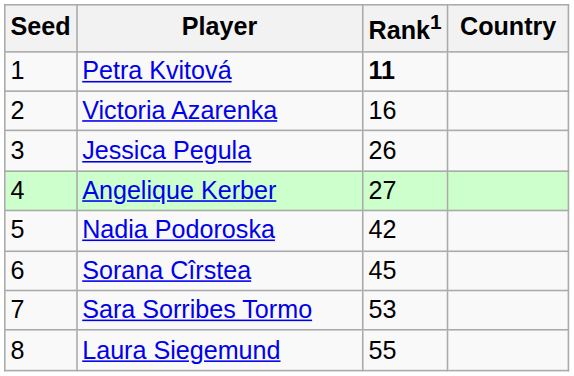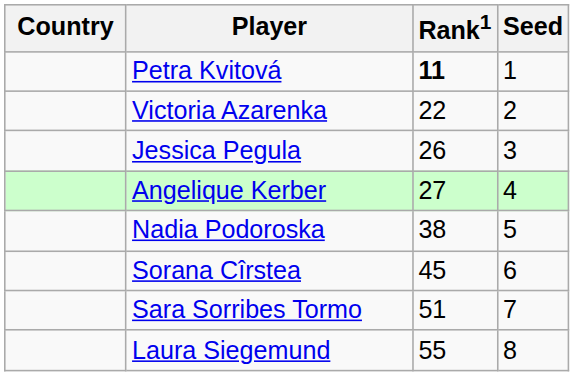columns swapped: (508, 27) <-> (41, 27)
(383, 110) 16 -> (432, 110) 22
(383, 230) 42 -> (432, 230) 38
(383, 310) 53 -> (432, 310) 51
